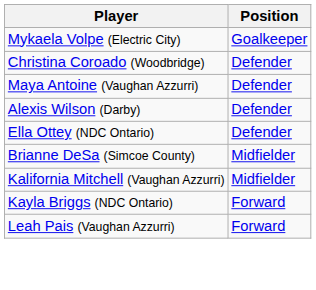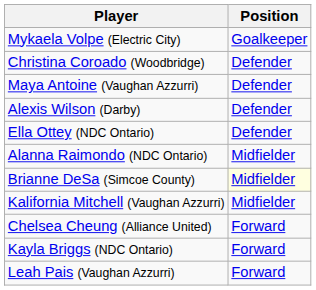+ row: (108, 156)
(263, 156) no background -> (263, 179) lightyellow background
+ row: (110, 226)
